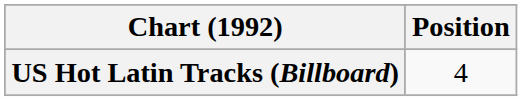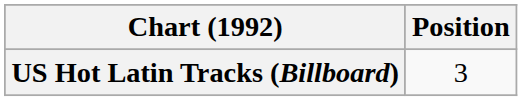(461, 71) 4 -> (461, 71) 3
